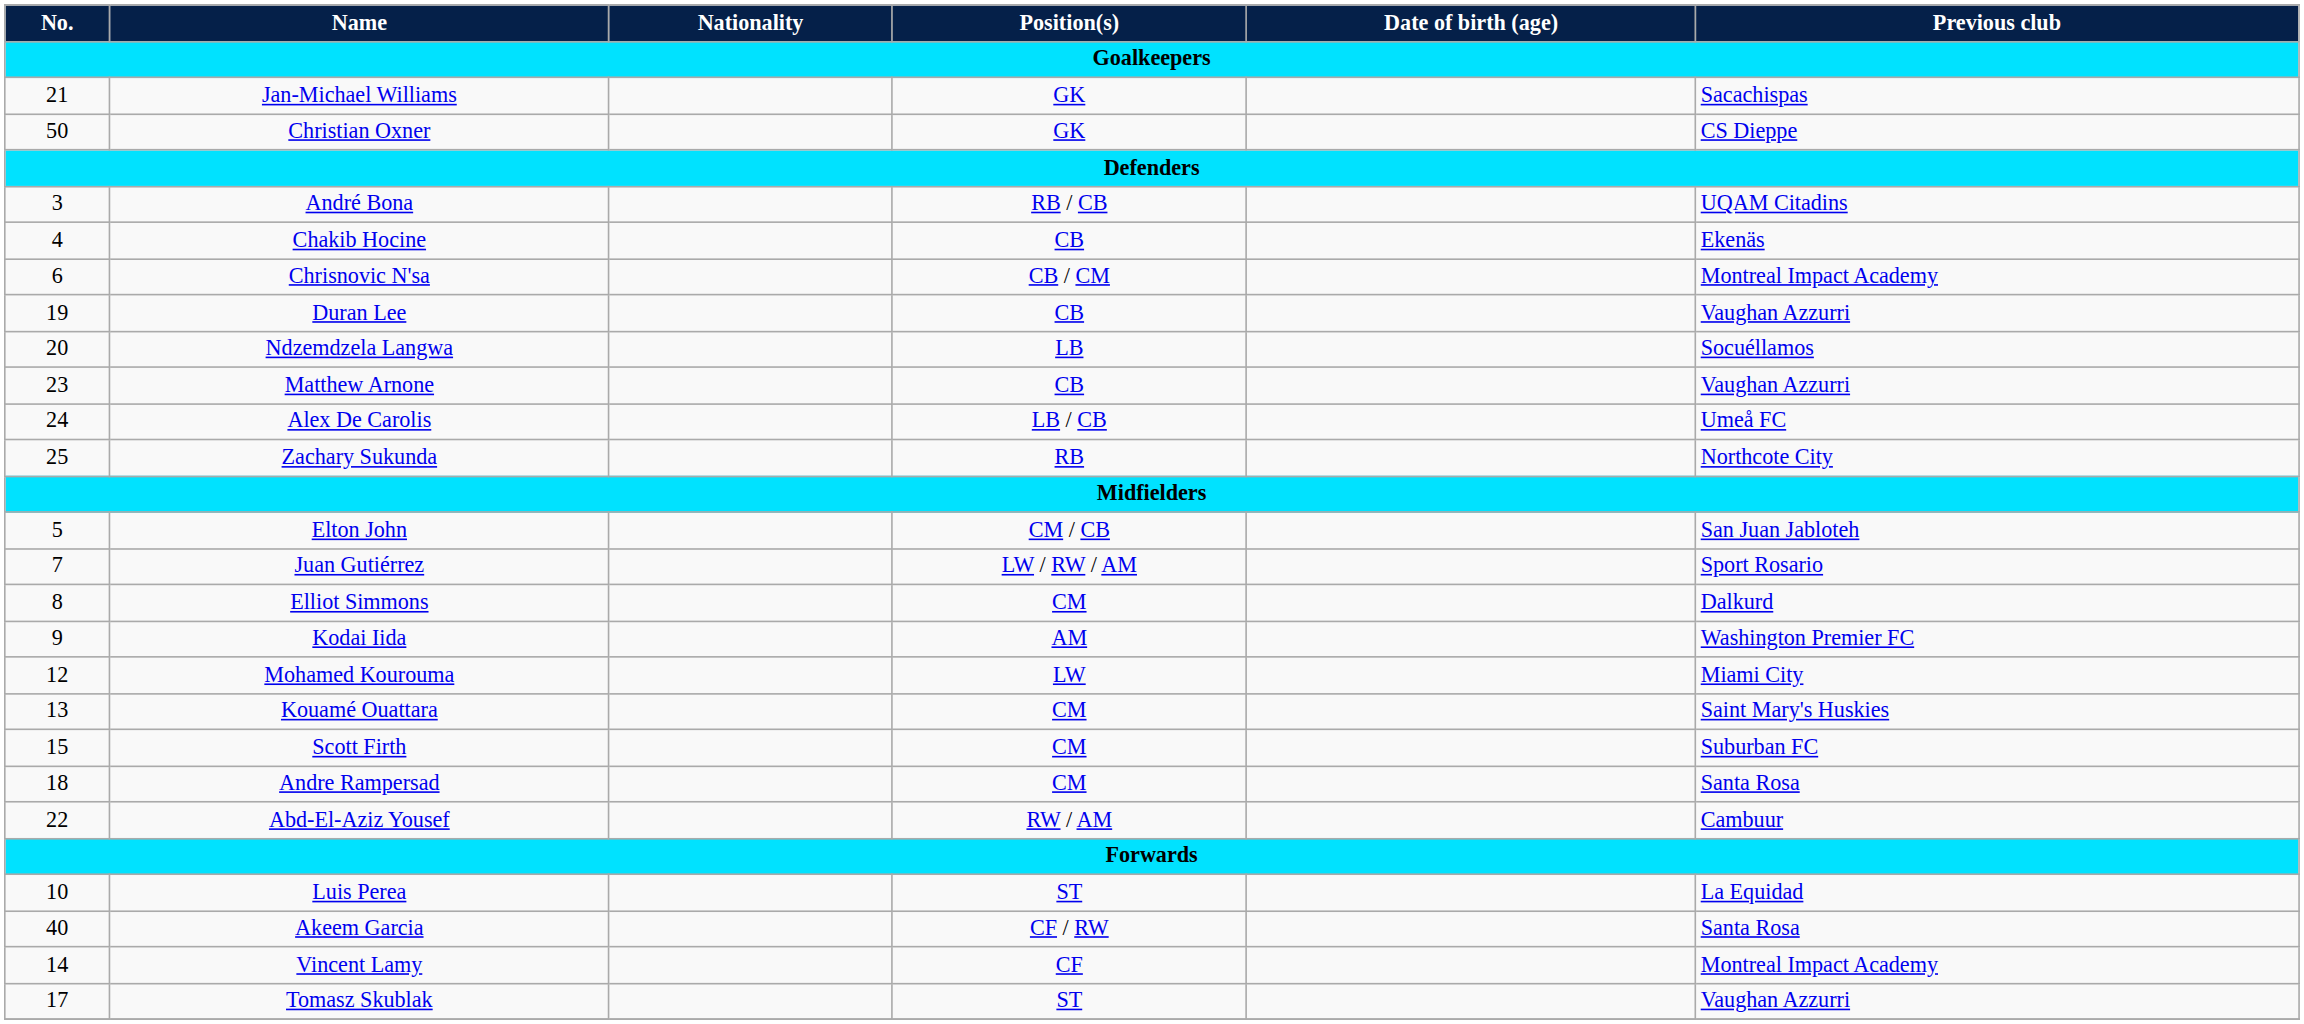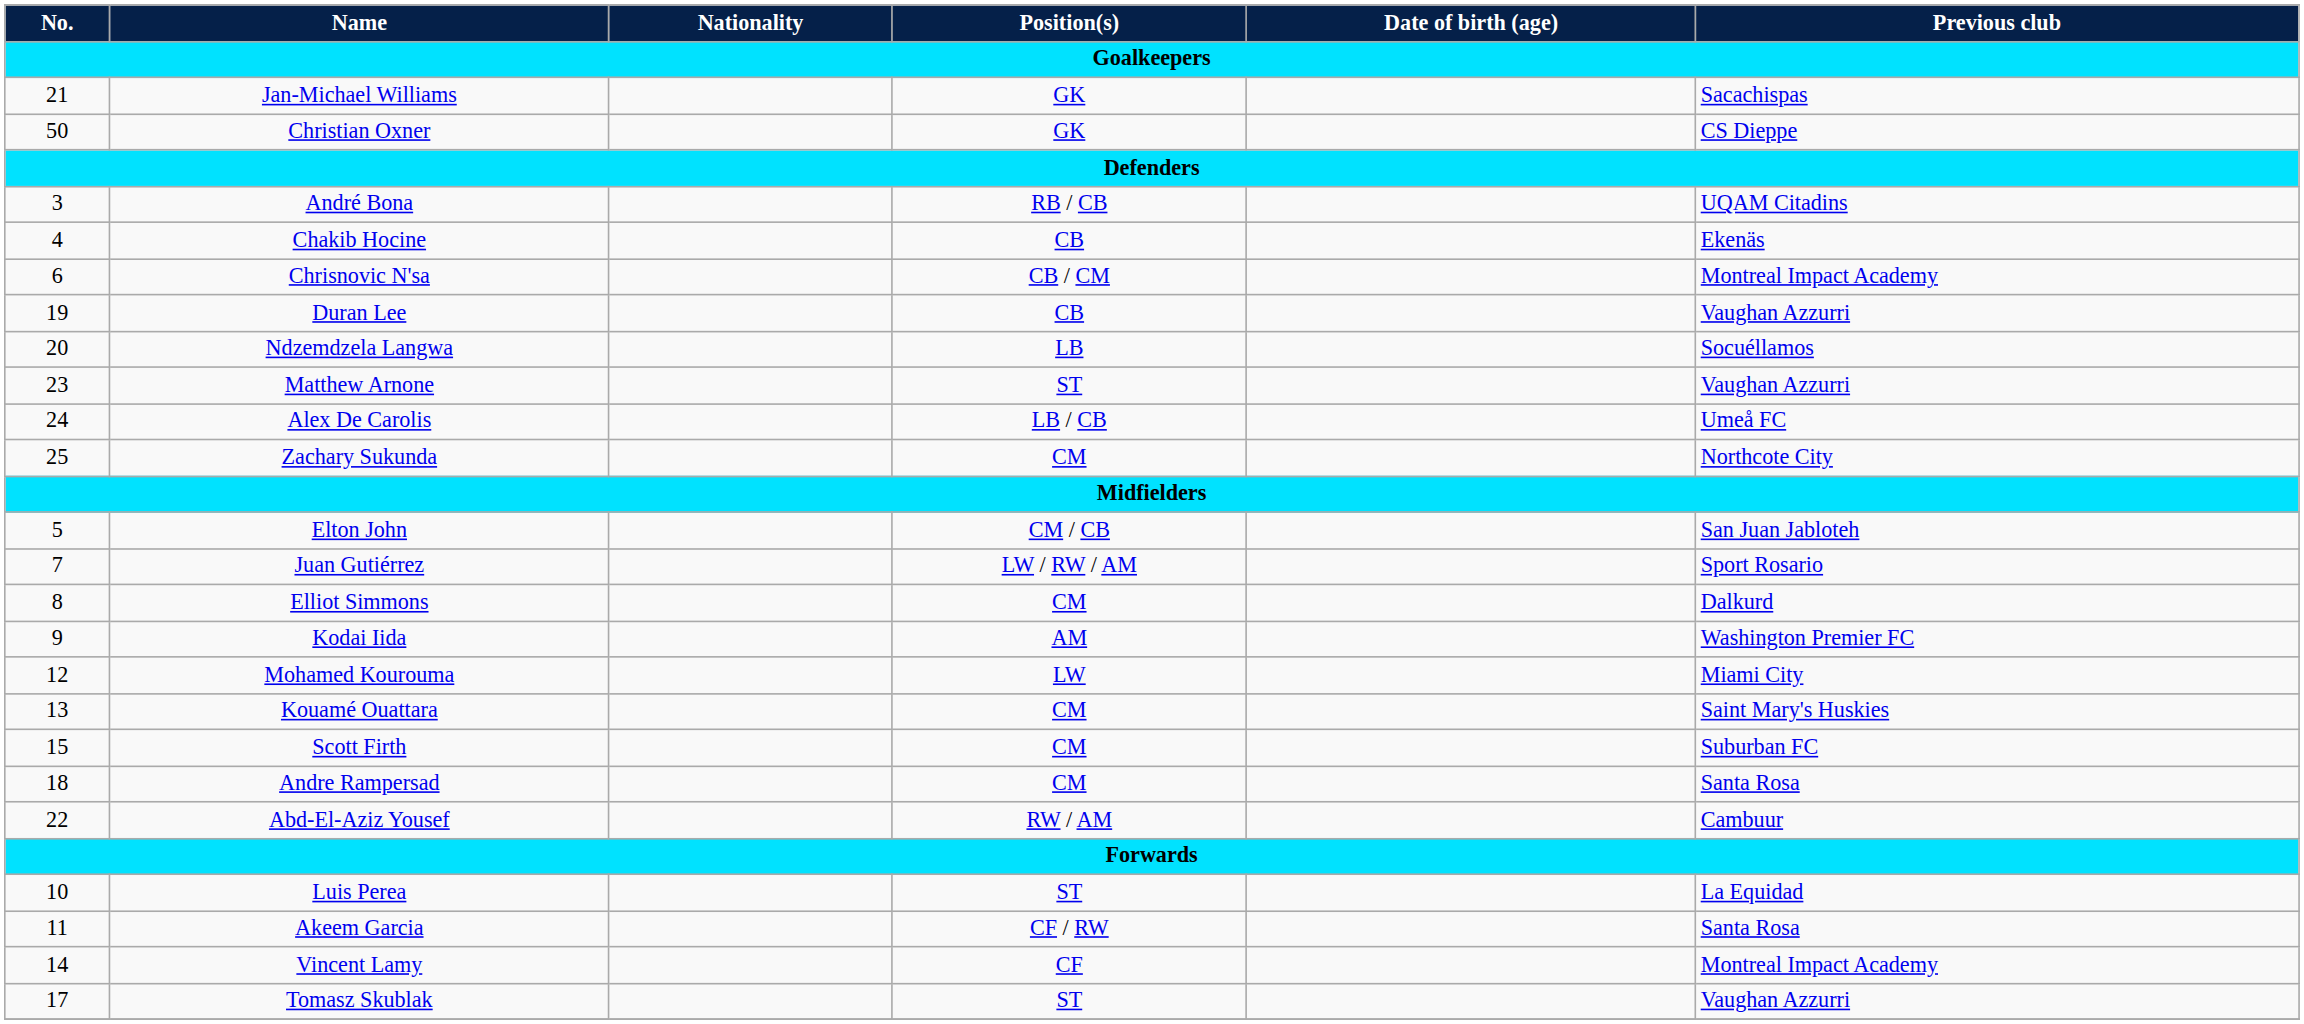(1069, 384) CB -> (1069, 384) ST
(1069, 457) RB -> (1069, 457) CM
(57, 927) 40 -> (57, 927) 11
